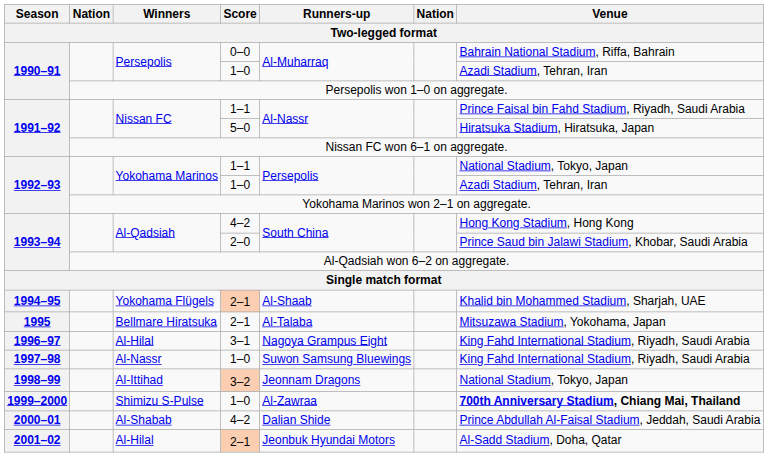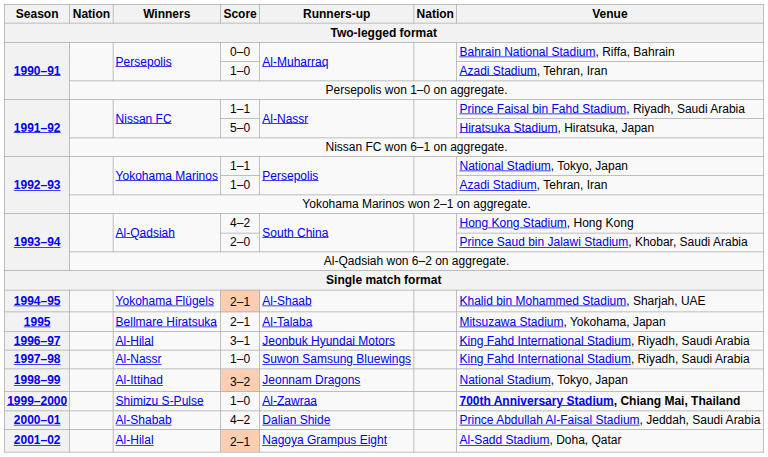(325, 340) Nagoya Grampus Eight -> (329, 340) Jeonbuk Hyundai Motors
(329, 440) Jeonbuk Hyundai Motors -> (325, 440) Nagoya Grampus Eight
